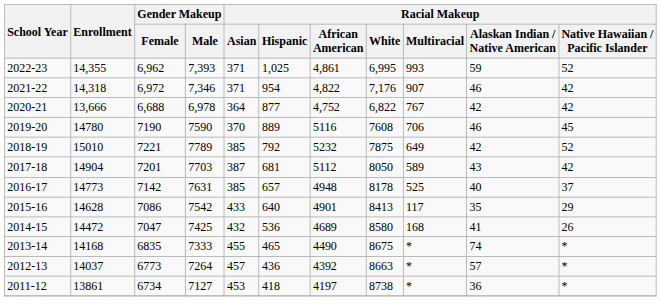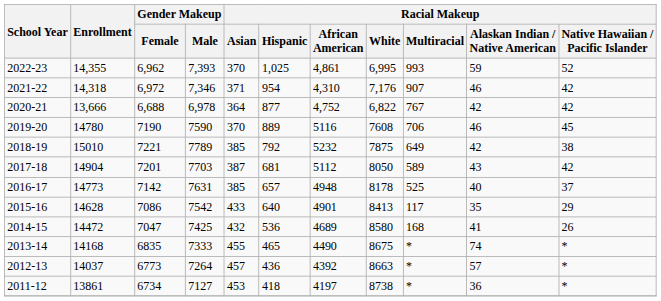(236, 68) 371 -> (236, 68) 370
(326, 88) 4,822 -> (326, 88) 4,310
(567, 147) 52 -> (567, 147) 38
